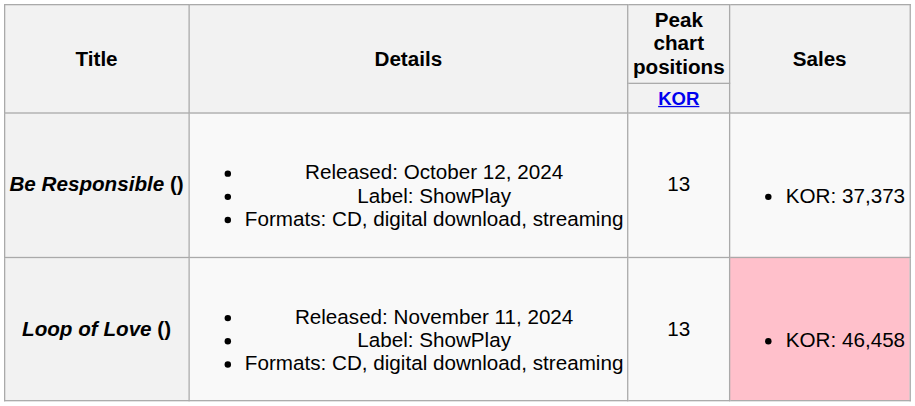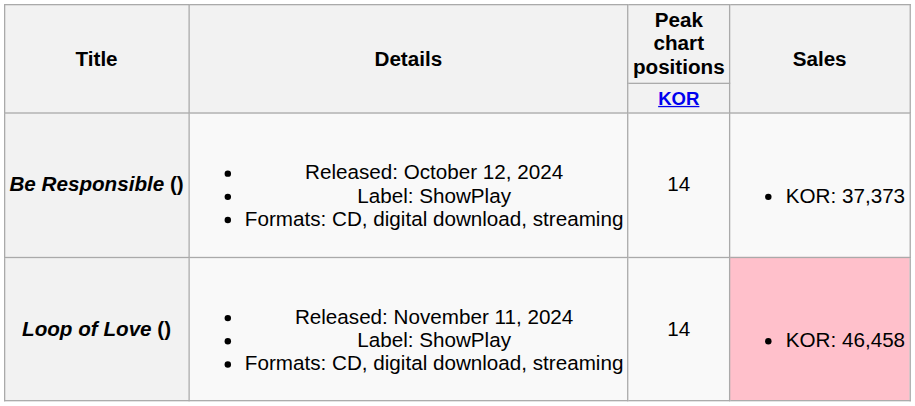(679, 184) 13 -> (679, 184) 14
(679, 328) 13 -> (679, 328) 14
